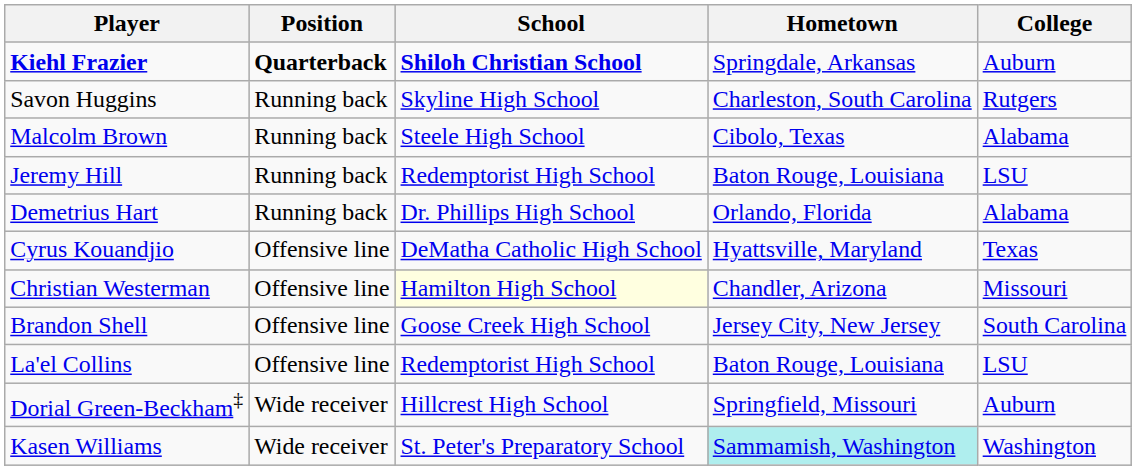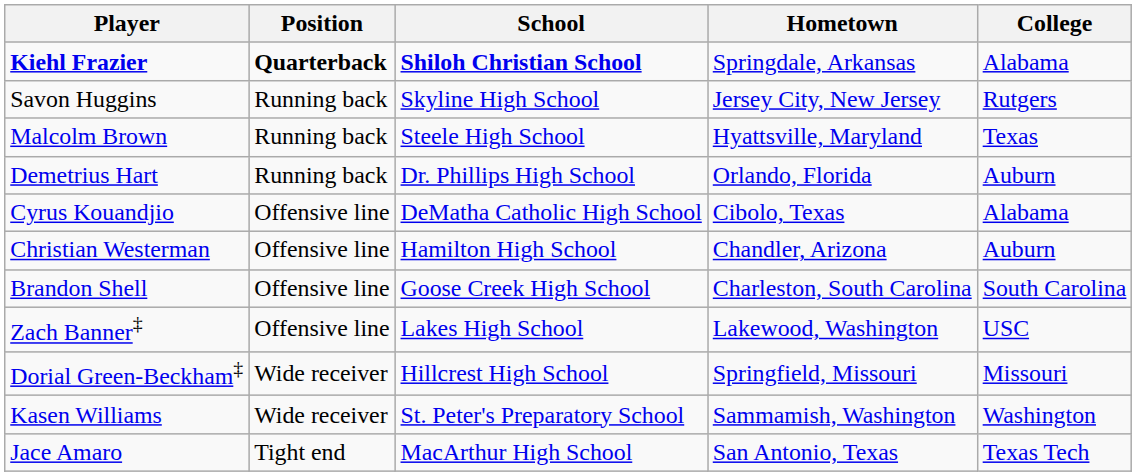(1019, 61) Auburn -> (1026, 61) Alabama
(842, 99) Charleston, South Carolina -> (827, 99) Jersey City, New Jersey
(779, 136) Cibolo, Texas -> (817, 136) Hyattsville, Maryland
(1026, 136) Alabama -> (1010, 136) Texas
- row: (66, 174)
(1026, 212) Alabama -> (1019, 174) Auburn
(817, 250) Hyattsville, Maryland -> (779, 212) Cibolo, Texas
(1010, 250) Texas -> (1026, 212) Alabama
(508, 288) lightyellow background -> (508, 250) no background
(1025, 288) Missouri -> (1019, 250) Auburn
(827, 325) Jersey City, New Jersey -> (842, 288) Charleston, South Carolina
- row: (71, 363)
+ row: (76, 329)
(1019, 404) Auburn -> (1025, 373) Missouri
(834, 445) paleturquoise background -> (834, 414) no background
+ row: (66, 452)
